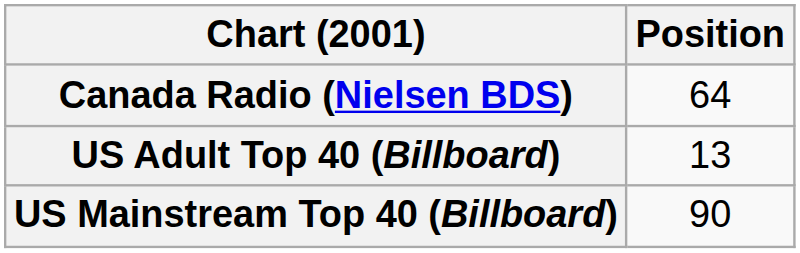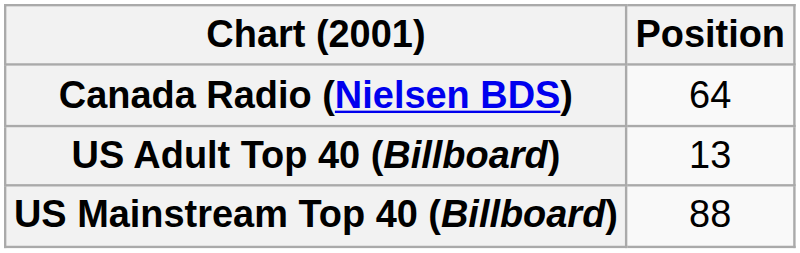(710, 214) 90 -> (710, 214) 88
